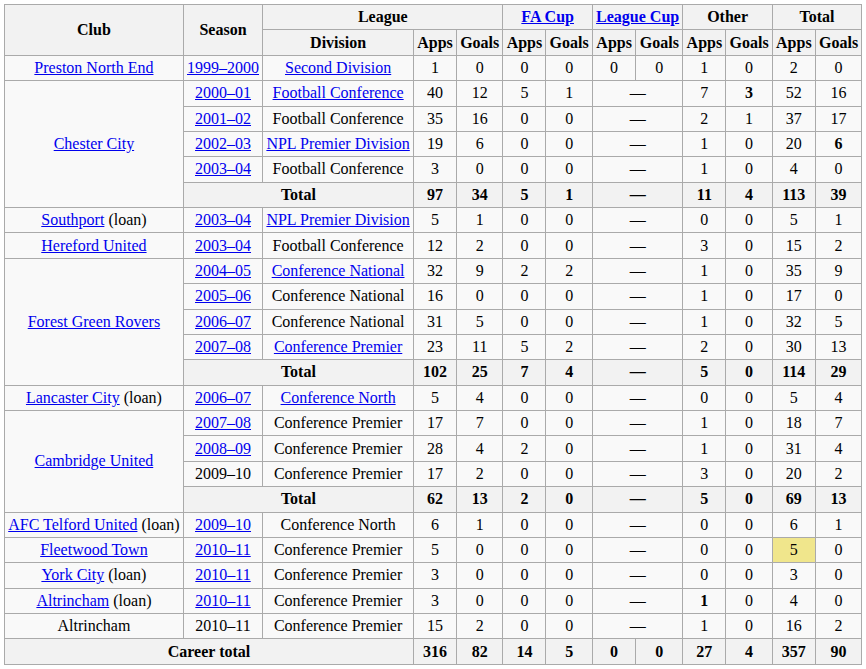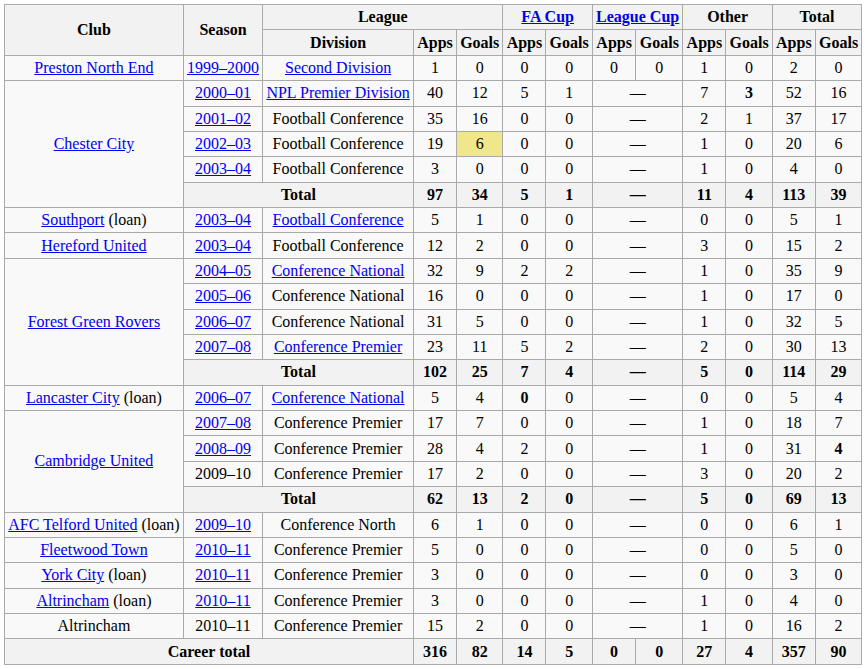(338, 93) Football Conference -> (338, 93) NPL Premier Division
(338, 144) NPL Premier Division -> (338, 144) Football Conference
(480, 144) no background -> (480, 144) khaki background
(839, 144) bold -> (839, 144) normal
(338, 220) NPL Premier Division -> (338, 220) Football Conference
(338, 397) Conference North -> (338, 397) Conference National
(524, 397) normal -> (524, 397) bold
(839, 448) normal -> (839, 448) bold
(794, 550) khaki background -> (794, 550) no background
(704, 600) bold -> (704, 600) normal
